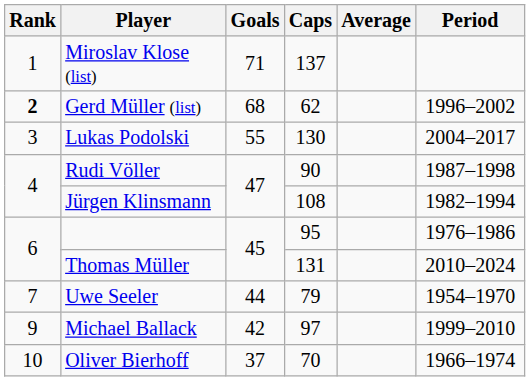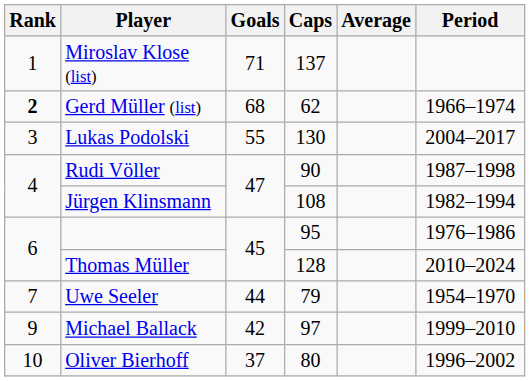(470, 106) 1996–2002 -> (470, 106) 1966–1974
(310, 264) 131 -> (310, 264) 128
(310, 360) 70 -> (310, 360) 80
(470, 360) 1966–1974 -> (470, 360) 1996–2002
